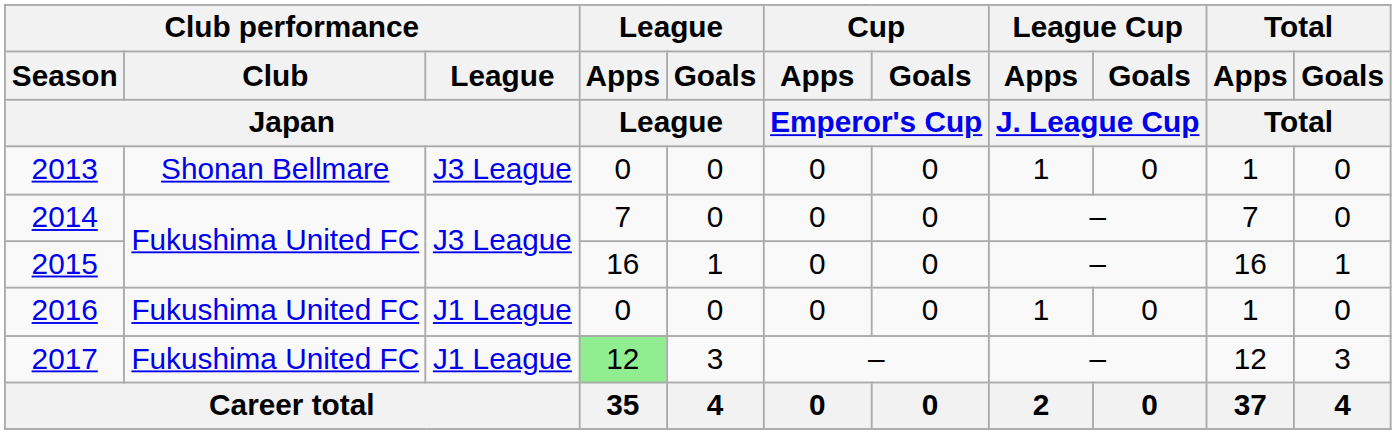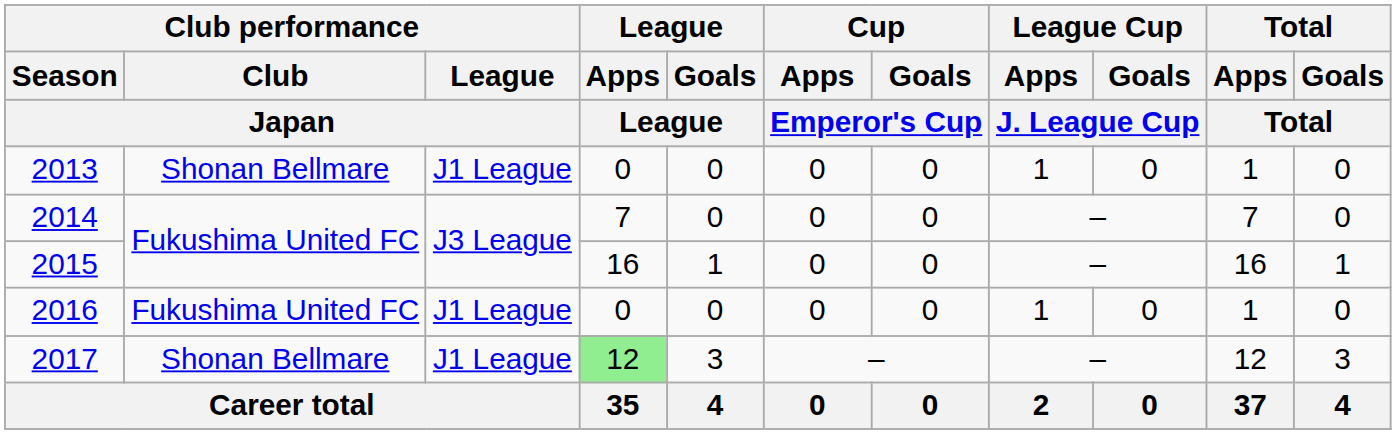(502, 169) J3 League -> (502, 169) J1 League
(275, 358) Fukushima United FC -> (275, 358) Shonan Bellmare
